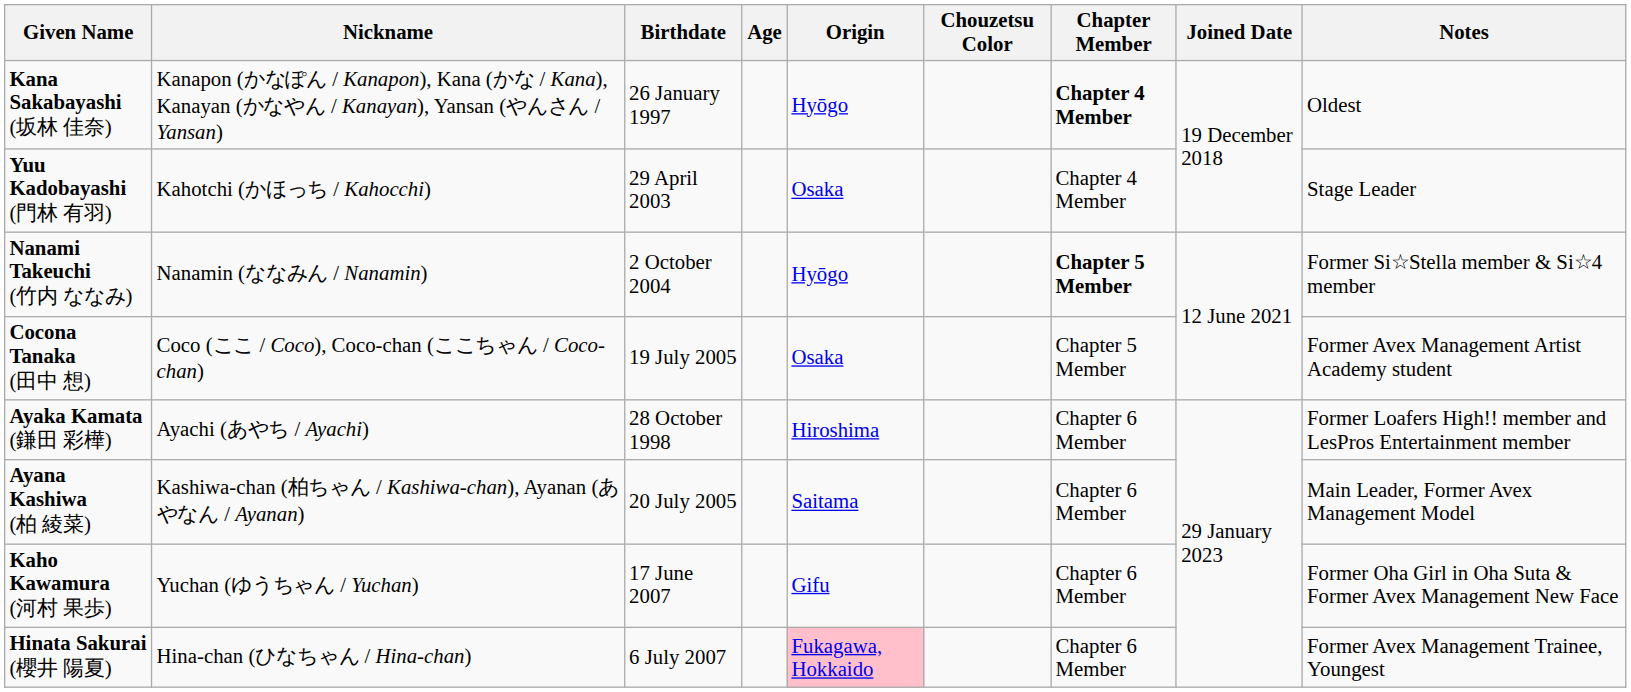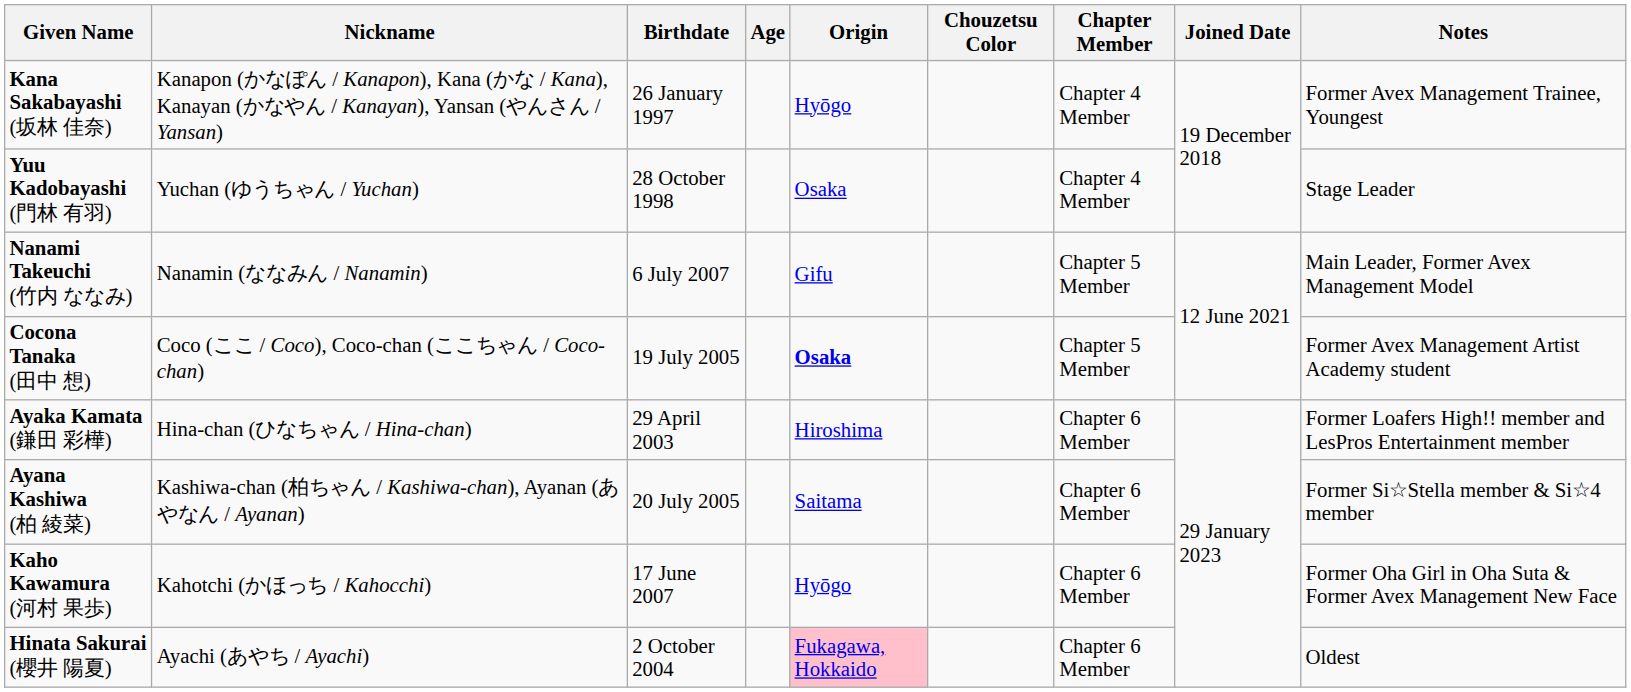(1100, 104) bold -> (1100, 104) normal
(1334, 104) Oldest -> (1453, 104) Former Avex Management Trainee, Youngest
(294, 189) Kahotchi (かほっち / Kahocchi) -> (288, 189) Yuchan (ゆうちゃん / Yuchan)
(663, 190) 29 April 2003 -> (679, 190) 28 October 1998
(670, 274) 2 October 2004 -> (681, 274) 6 July 2007
(820, 274) Hyōgo -> (814, 274) Gifu
(1100, 274) bold -> (1100, 274) normal
(1455, 274) Former Si☆Stella member & Si☆4 member -> (1418, 274) Main Leader, Former Avex Management Model
(817, 357) normal -> (823, 357) bold
(263, 429) Ayachi (あやち / Ayachi) -> (314, 429) Hina-chan (ひなちゃん / Hina-chan)
(676, 429) 28 October 1998 -> (667, 429) 29 April 2003
(1420, 501) Main Leader, Former Avex Management Model -> (1453, 502) Former Si☆Stella member & Si☆4 member
(288, 584) Yuchan (ゆうちゃん / Yuchan) -> (294, 584) Kahotchi (かほっち / Kahocchi)
(810, 585) Gifu -> (823, 585) Hyōgo
(314, 656) Hina-chan (ひなちゃん / Hina-chan) -> (263, 656) Ayachi (あやち / Ayachi)
(678, 657) 6 July 2007 -> (673, 657) 2 October 2004
(1455, 657) Former Avex Management Trainee, Youngest -> (1333, 657) Oldest
